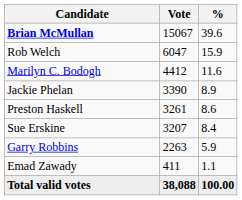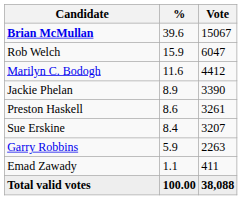columns swapped: (179, 14) <-> (218, 14)
